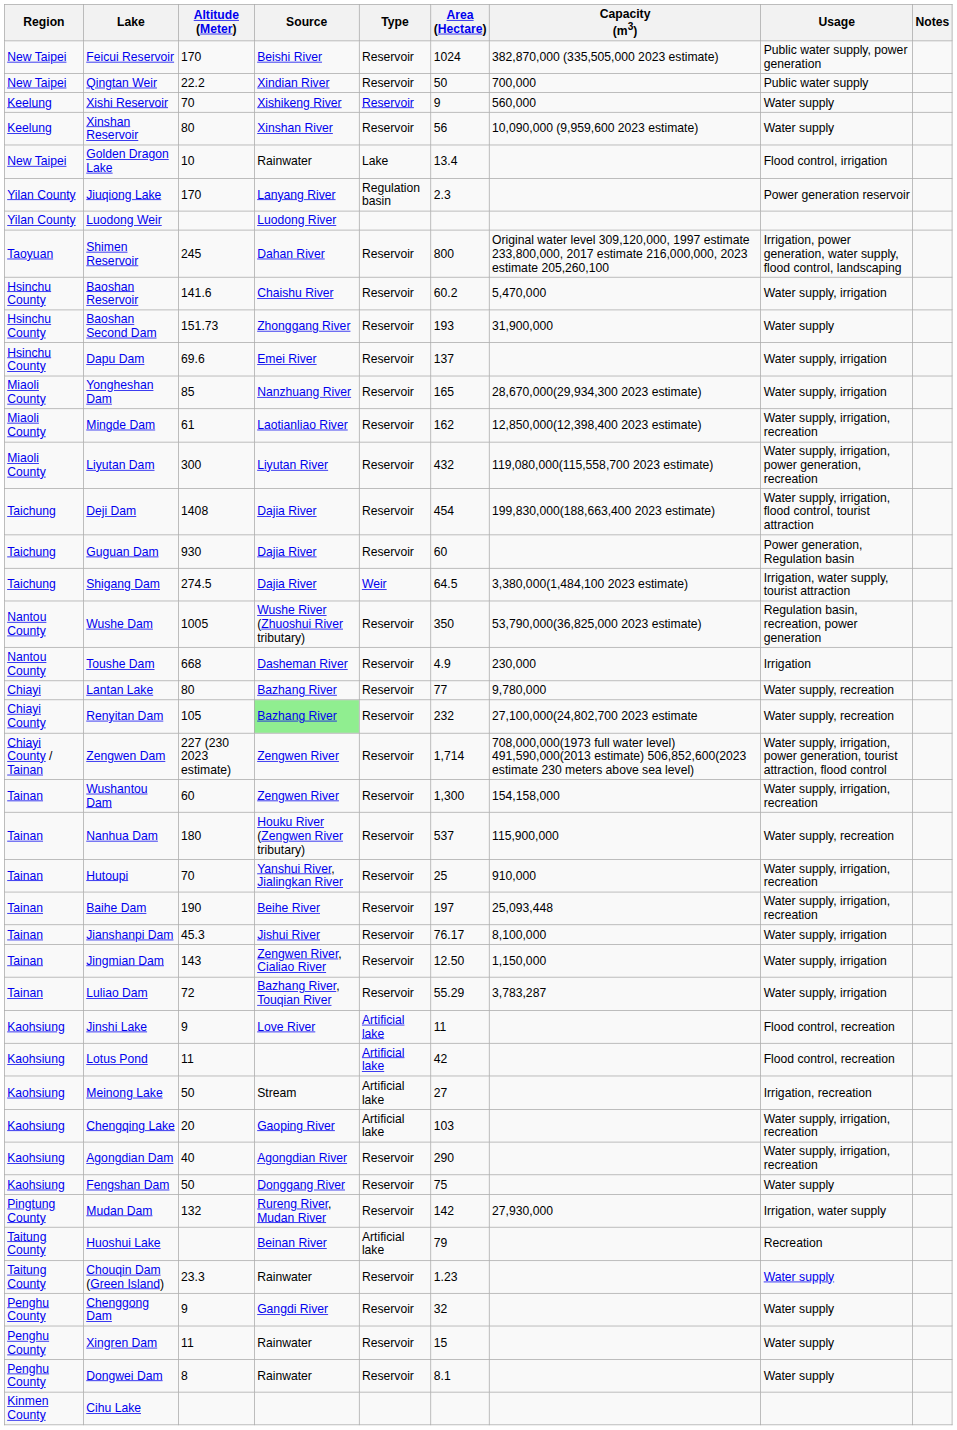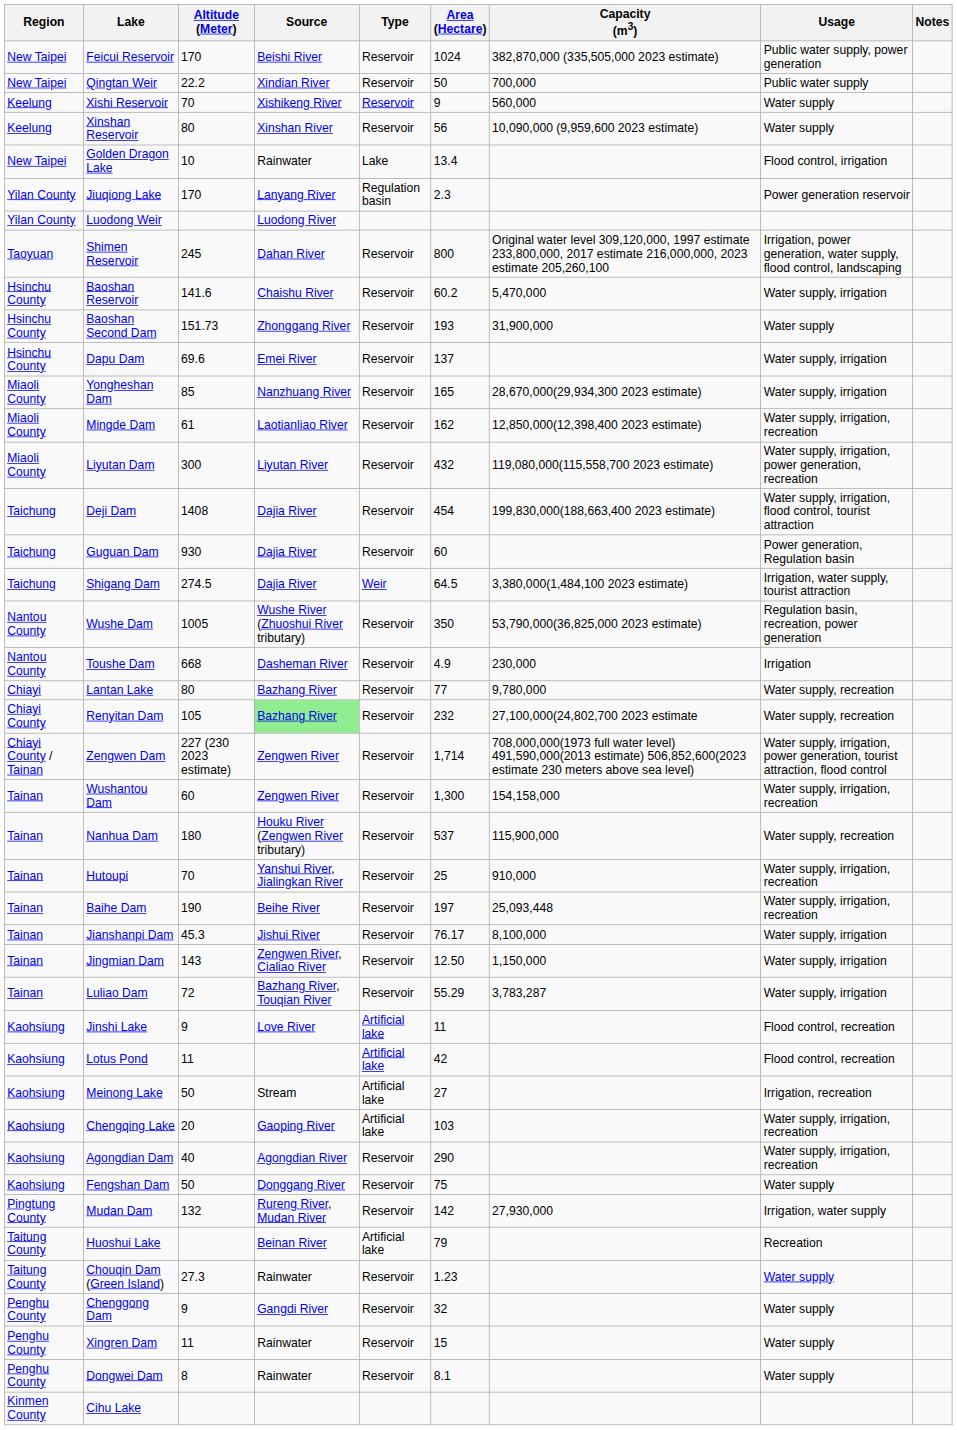(193, 1276) 23.3 -> (193, 1276) 27.3
